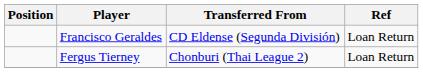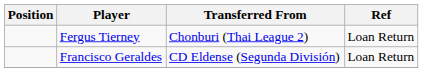rows swapped: (100, 57) <-> (111, 36)
